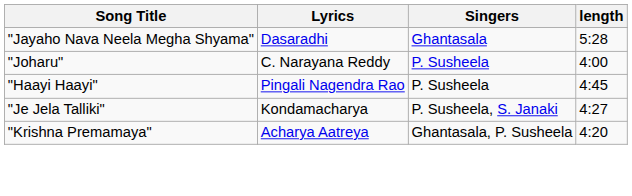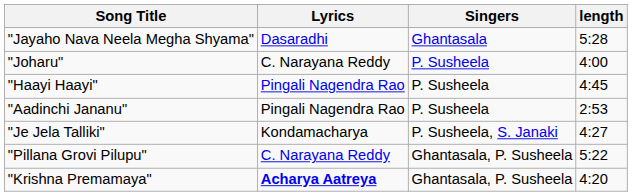+ row: (68, 109)
+ row: (77, 156)
(315, 132) normal -> (319, 179) bold
